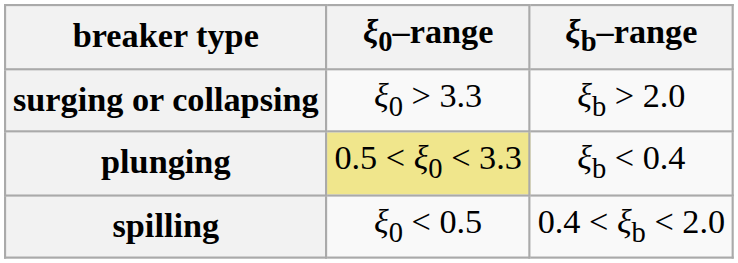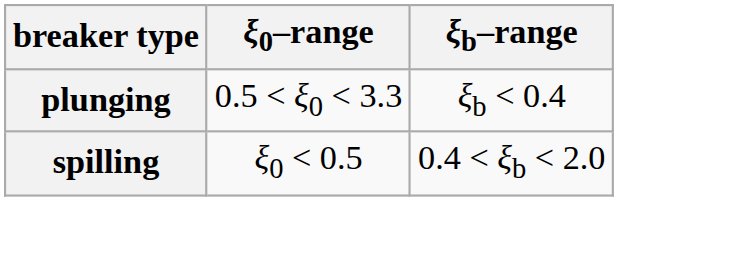- row: (166, 99)
(428, 162) khaki background -> (309, 99) no background
